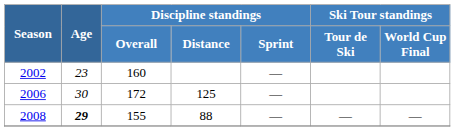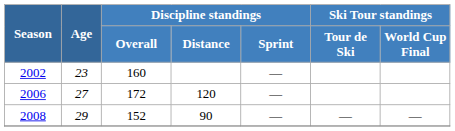(81, 94) 30 -> (81, 94) 27
(206, 94) 125 -> (206, 94) 120
(81, 115) bold -> (81, 115) normal
(136, 115) 155 -> (136, 115) 152
(206, 115) 88 -> (206, 115) 90
